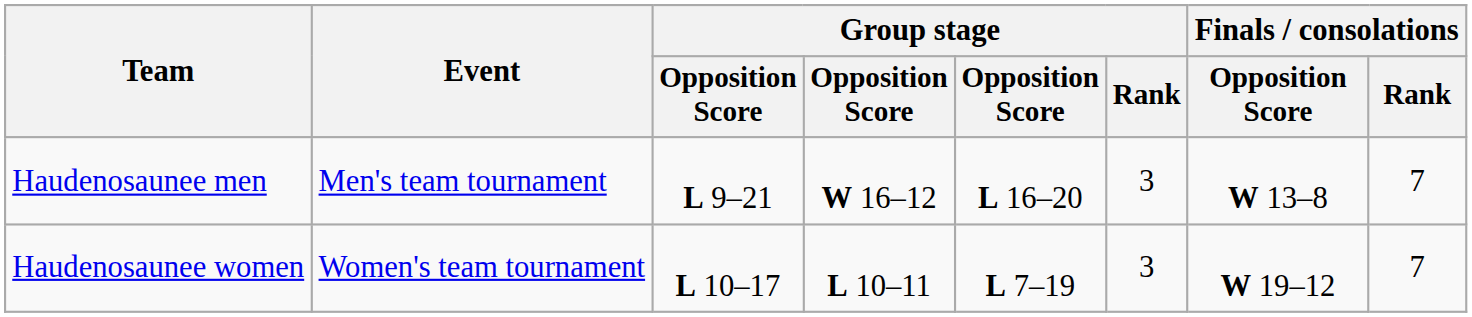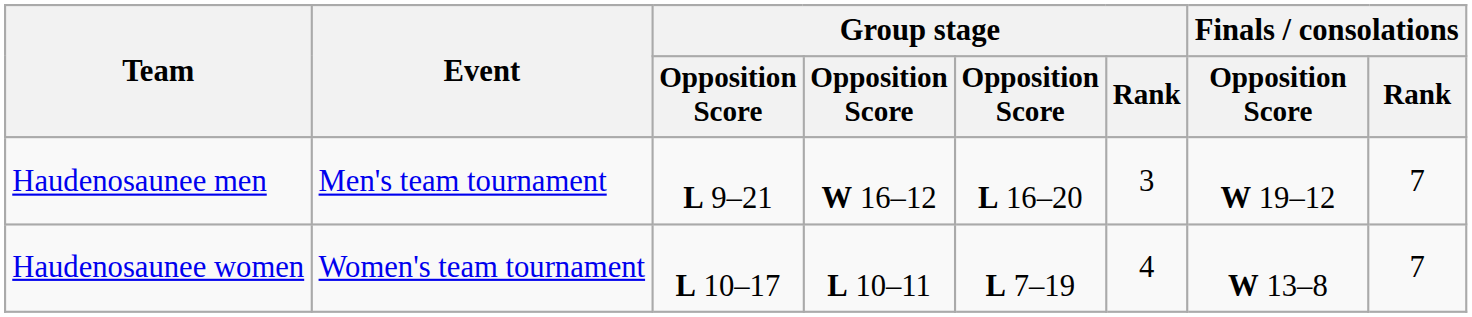(1278, 198) W 13–8 -> (1278, 198) W 19–12
(1147, 267) 3 -> (1147, 267) 4
(1278, 285) W 19–12 -> (1278, 285) W 13–8
